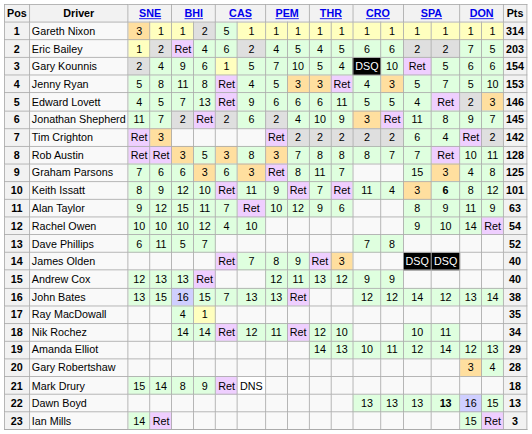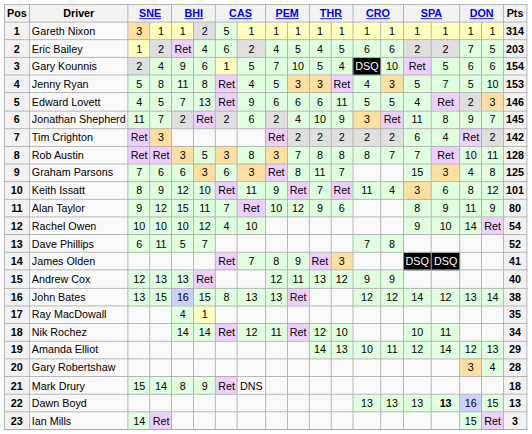(446, 190) bold -> (446, 190) normal
(515, 208) 63 -> (515, 208) 80
(515, 261) 40 -> (515, 261) 41
(227, 297) 7 -> (227, 297) 8
